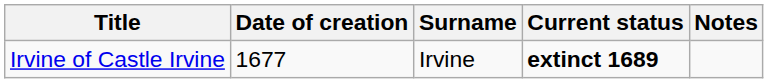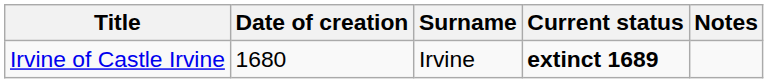(261, 58) 1677 -> (261, 58) 1680
